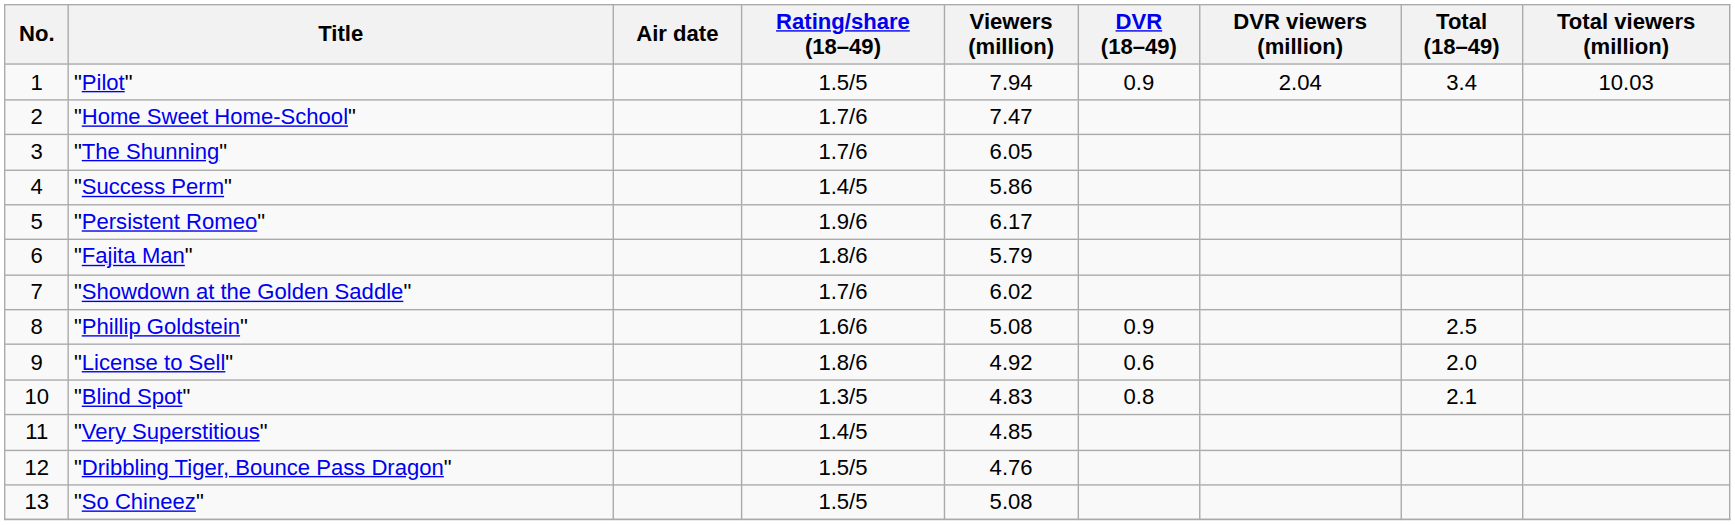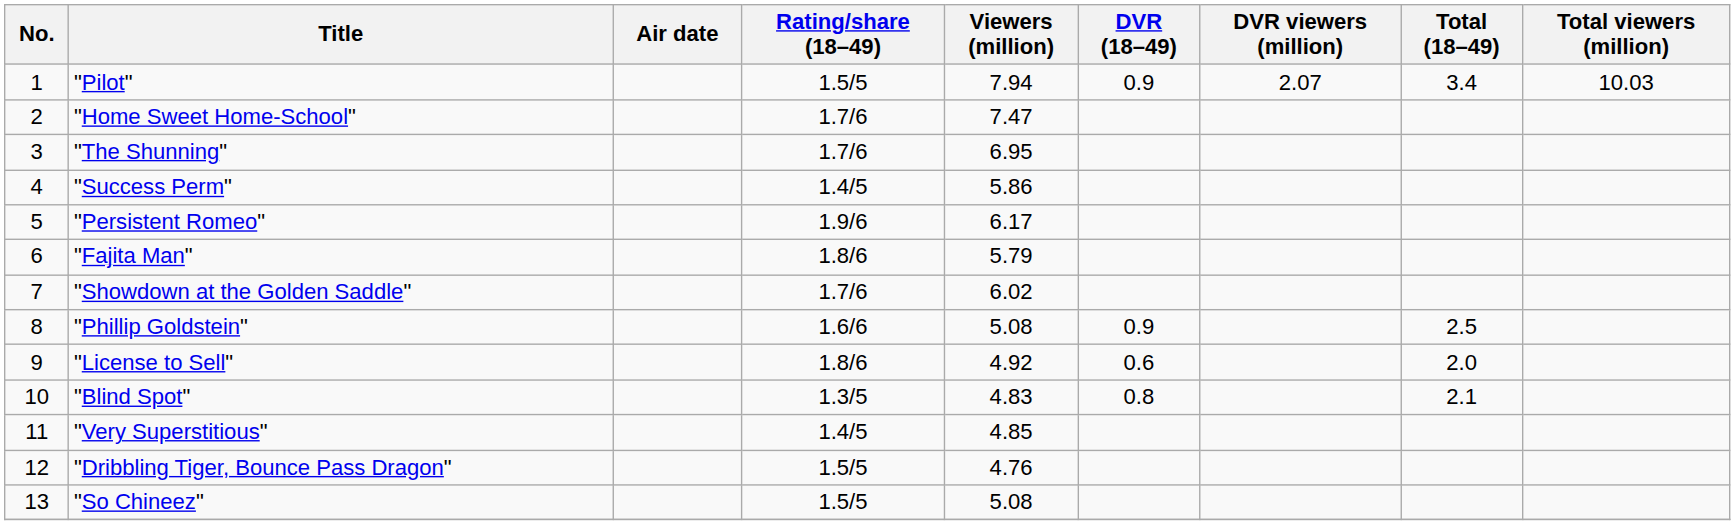(1300, 81) 2.04 -> (1300, 81) 2.07
(1011, 151) 6.05 -> (1011, 151) 6.95
